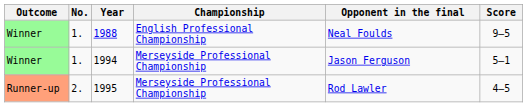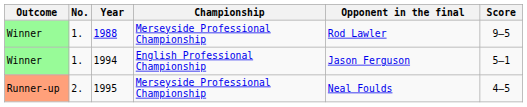(194, 34) English Professional Championship -> (203, 34) Merseyside Professional Championship
(360, 34) Neal Foulds -> (357, 34) Rod Lawler
(203, 61) Merseyside Professional Championship -> (194, 61) English Professional Championship
(357, 88) Rod Lawler -> (360, 88) Neal Foulds
